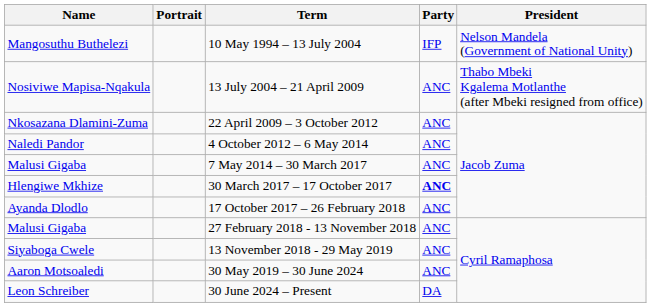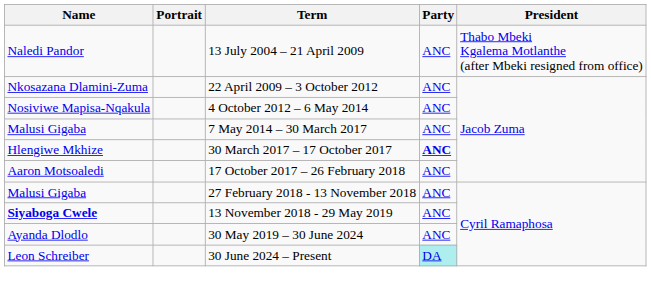- row: (285, 43)
(79, 87) Nosiviwe Mapisa-Nqakula -> (46, 51) Naledi Pandor
(46, 144) Naledi Pandor -> (79, 108) Nosiviwe Mapisa-Nqakula
(48, 207) Ayanda Dlodlo -> (56, 171) Aaron Motsoaledi
(51, 249) normal -> (52, 213) bold
(56, 270) Aaron Motsoaledi -> (48, 234) Ayanda Dlodlo
(432, 291) no background -> (432, 255) paleturquoise background
